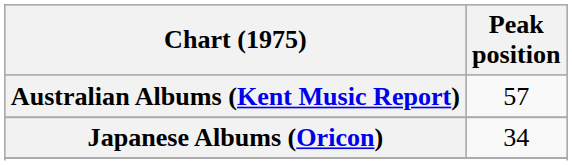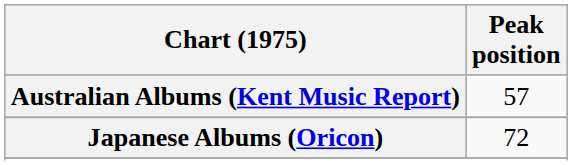(516, 137) 34 -> (516, 137) 72
